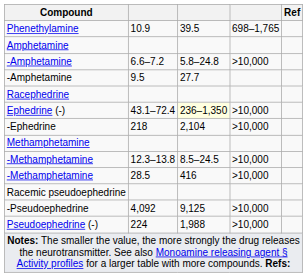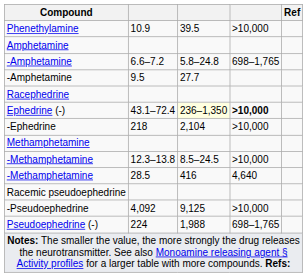(256, 29) 698–1,765 -> (250, 29) >10,000
(250, 61) >10,000 -> (256, 61) 698–1,765
(250, 110) normal -> (250, 110) bold
(250, 176) >10,000 -> (245, 176) 4,640
(250, 225) >10,000 -> (256, 225) 698–1,765
